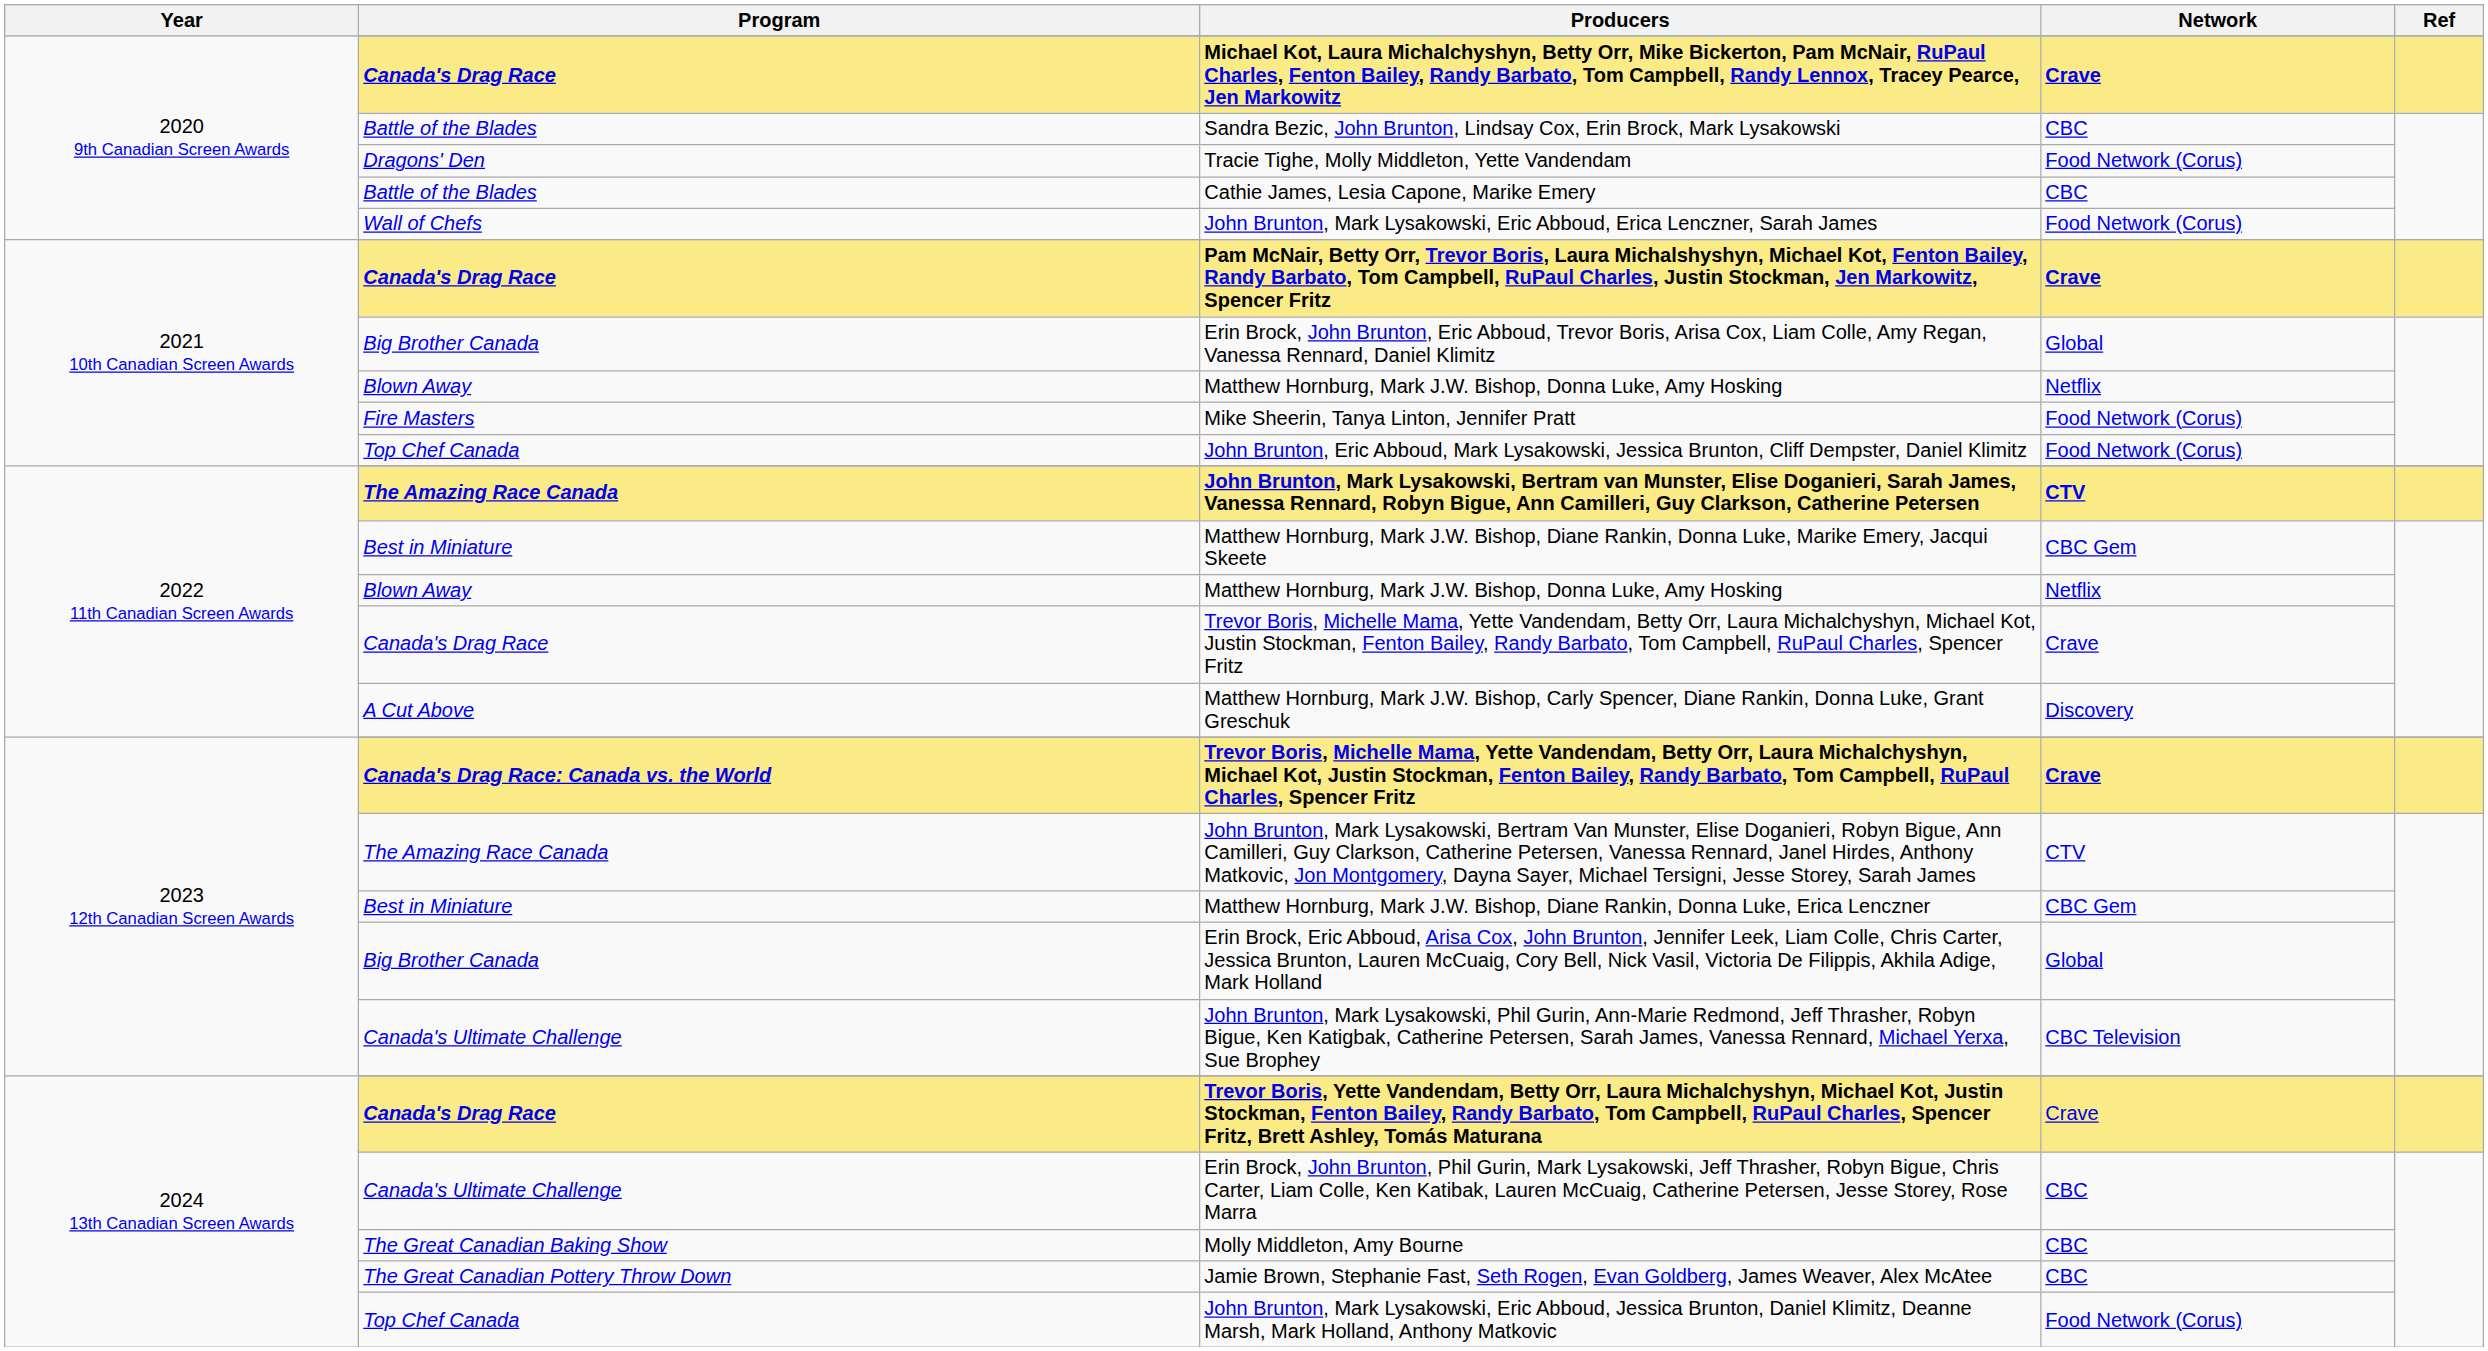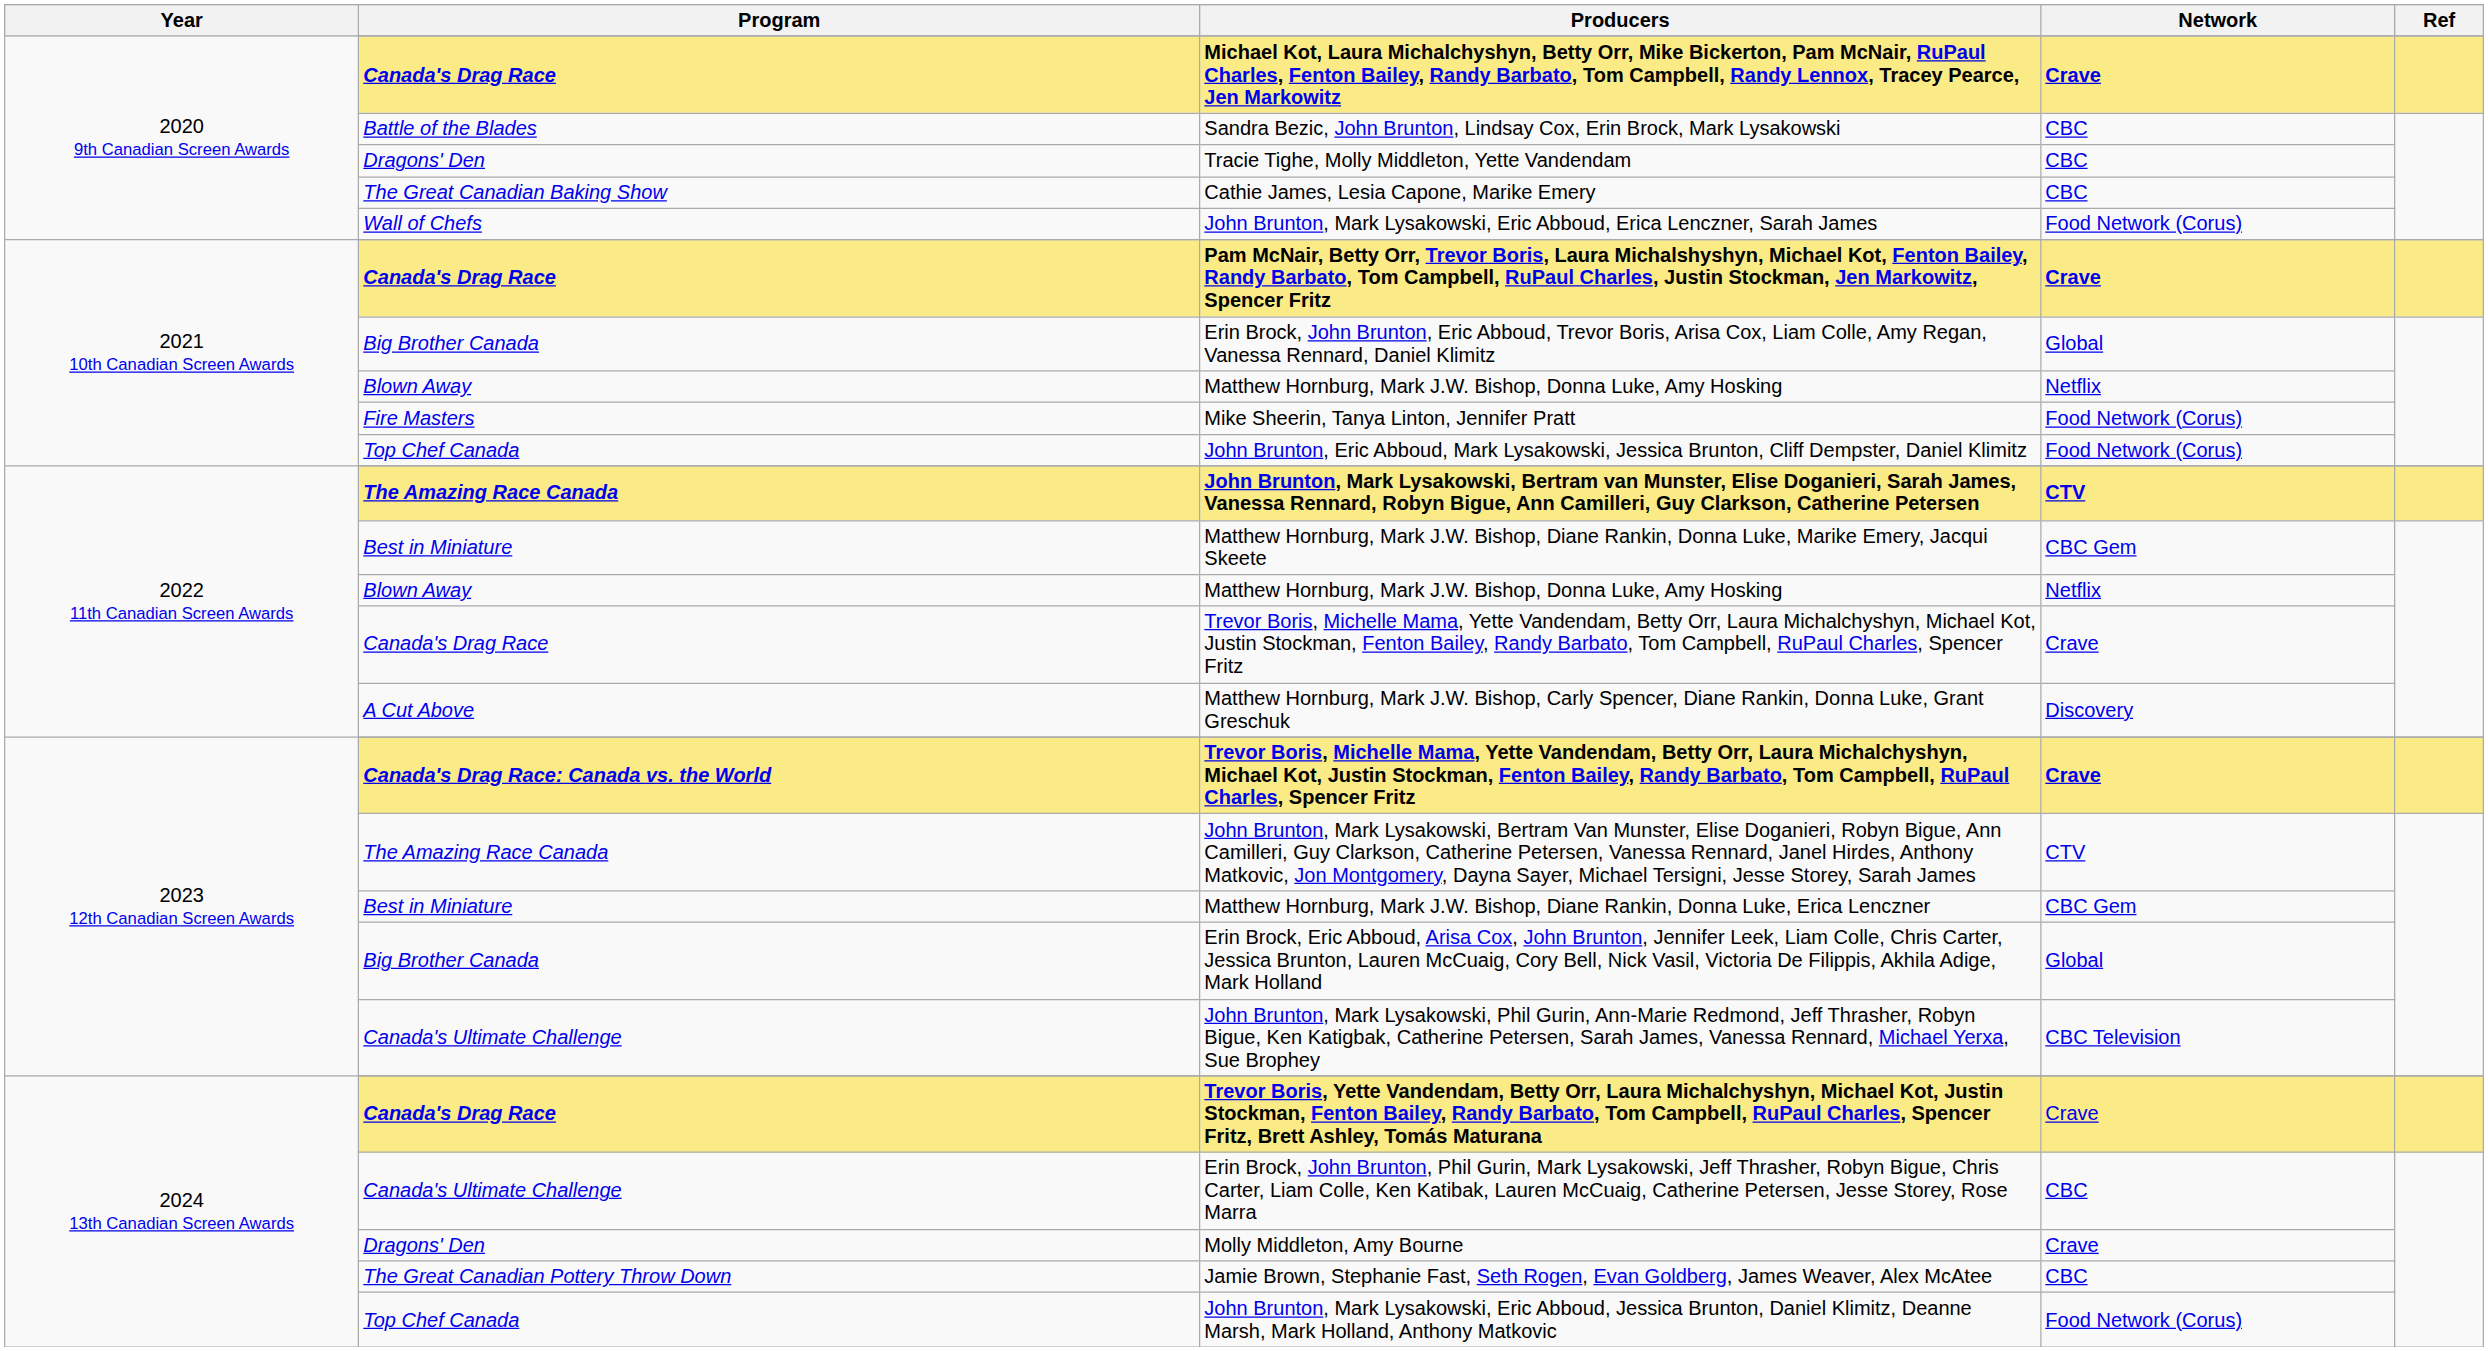(2144, 160) Food Network (Corus) -> (2066, 160) CBC
(450, 192) Battle of the Blades -> (515, 192) The Great Canadian Baking Show
(515, 1244) The Great Canadian Baking Show -> (424, 1244) Dragons' Den
(2066, 1244) CBC -> (2072, 1244) Crave
